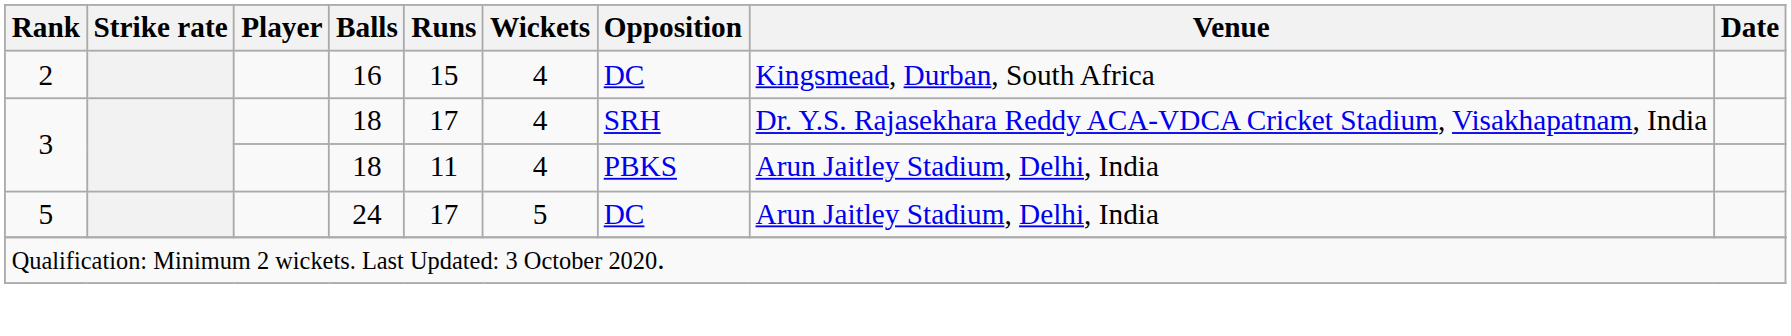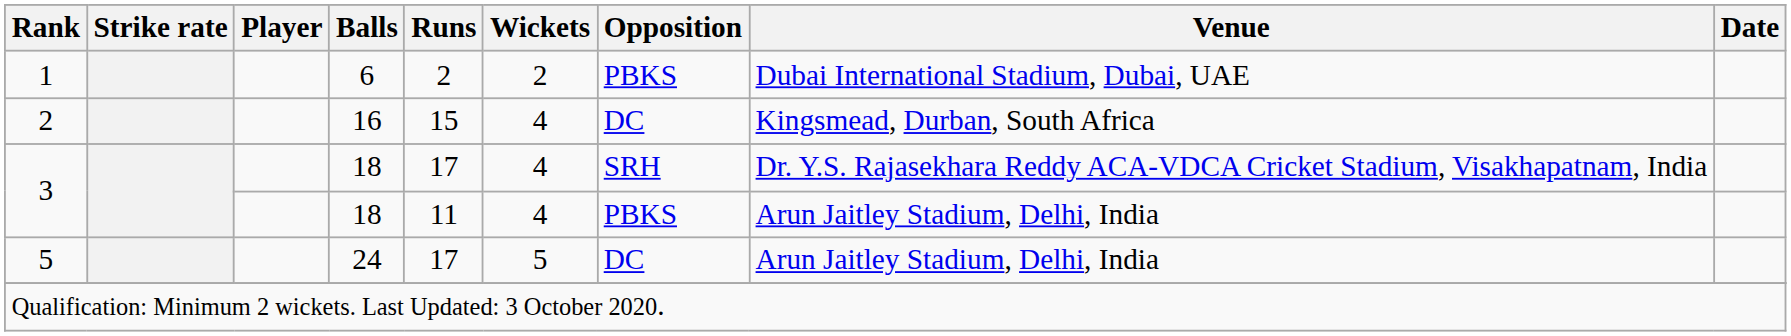+ row: (46, 74)
